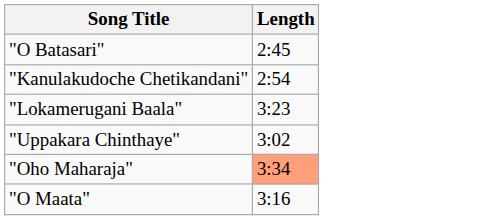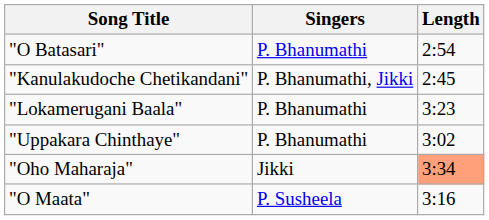+ column: (335, 19)
(274, 49) 2:45 -> (439, 49) 2:54
(274, 79) 2:54 -> (439, 79) 2:45
